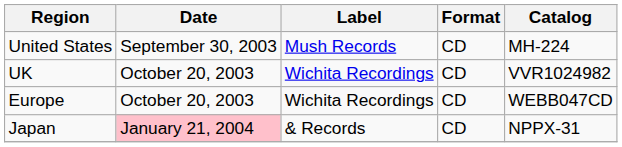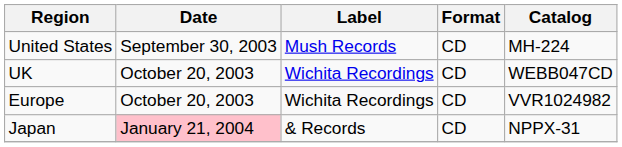(560, 73) VVR1024982 -> (560, 73) WEBB047CD
(560, 100) WEBB047CD -> (560, 100) VVR1024982
